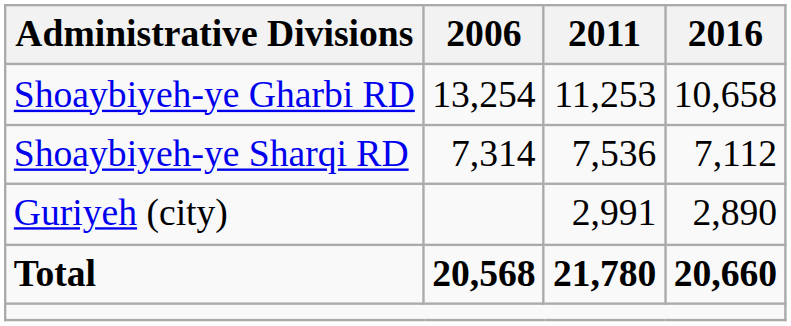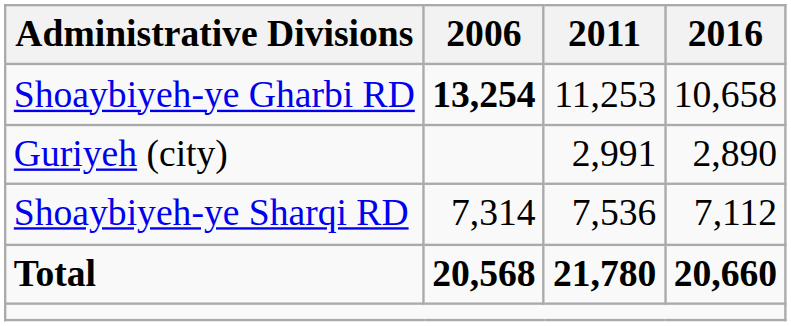(484, 93) normal -> (484, 93) bold
rows swapped: (211, 153) <-> (121, 213)
